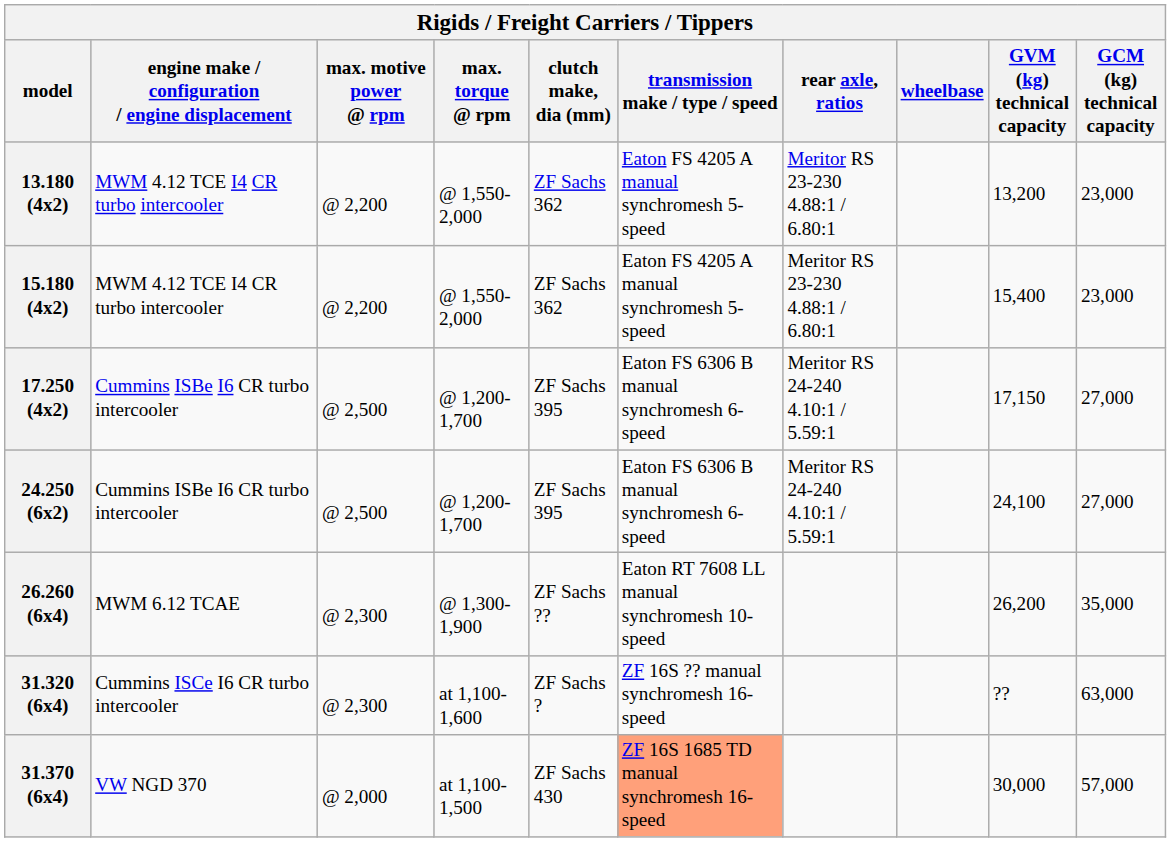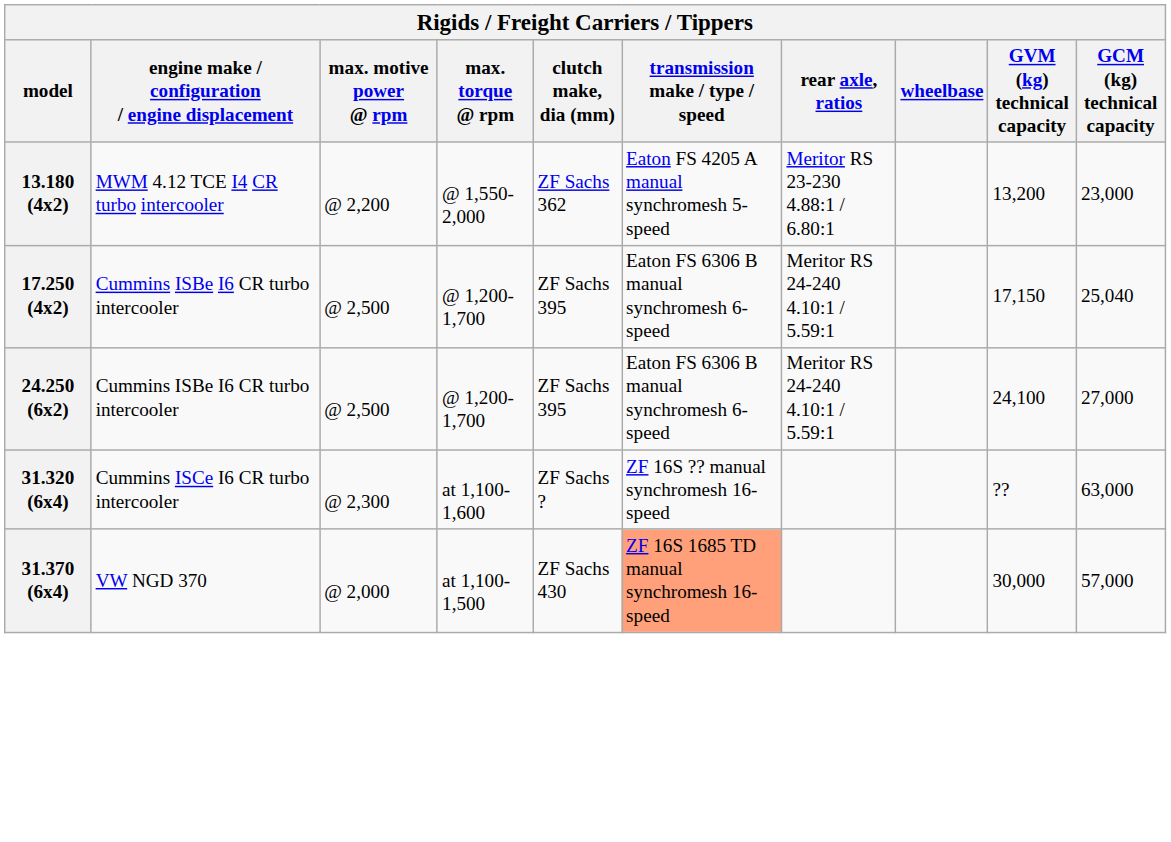- row: (48, 296)
(1107, 398) 27,000 -> (1107, 296) 25,040
- row: (48, 603)
